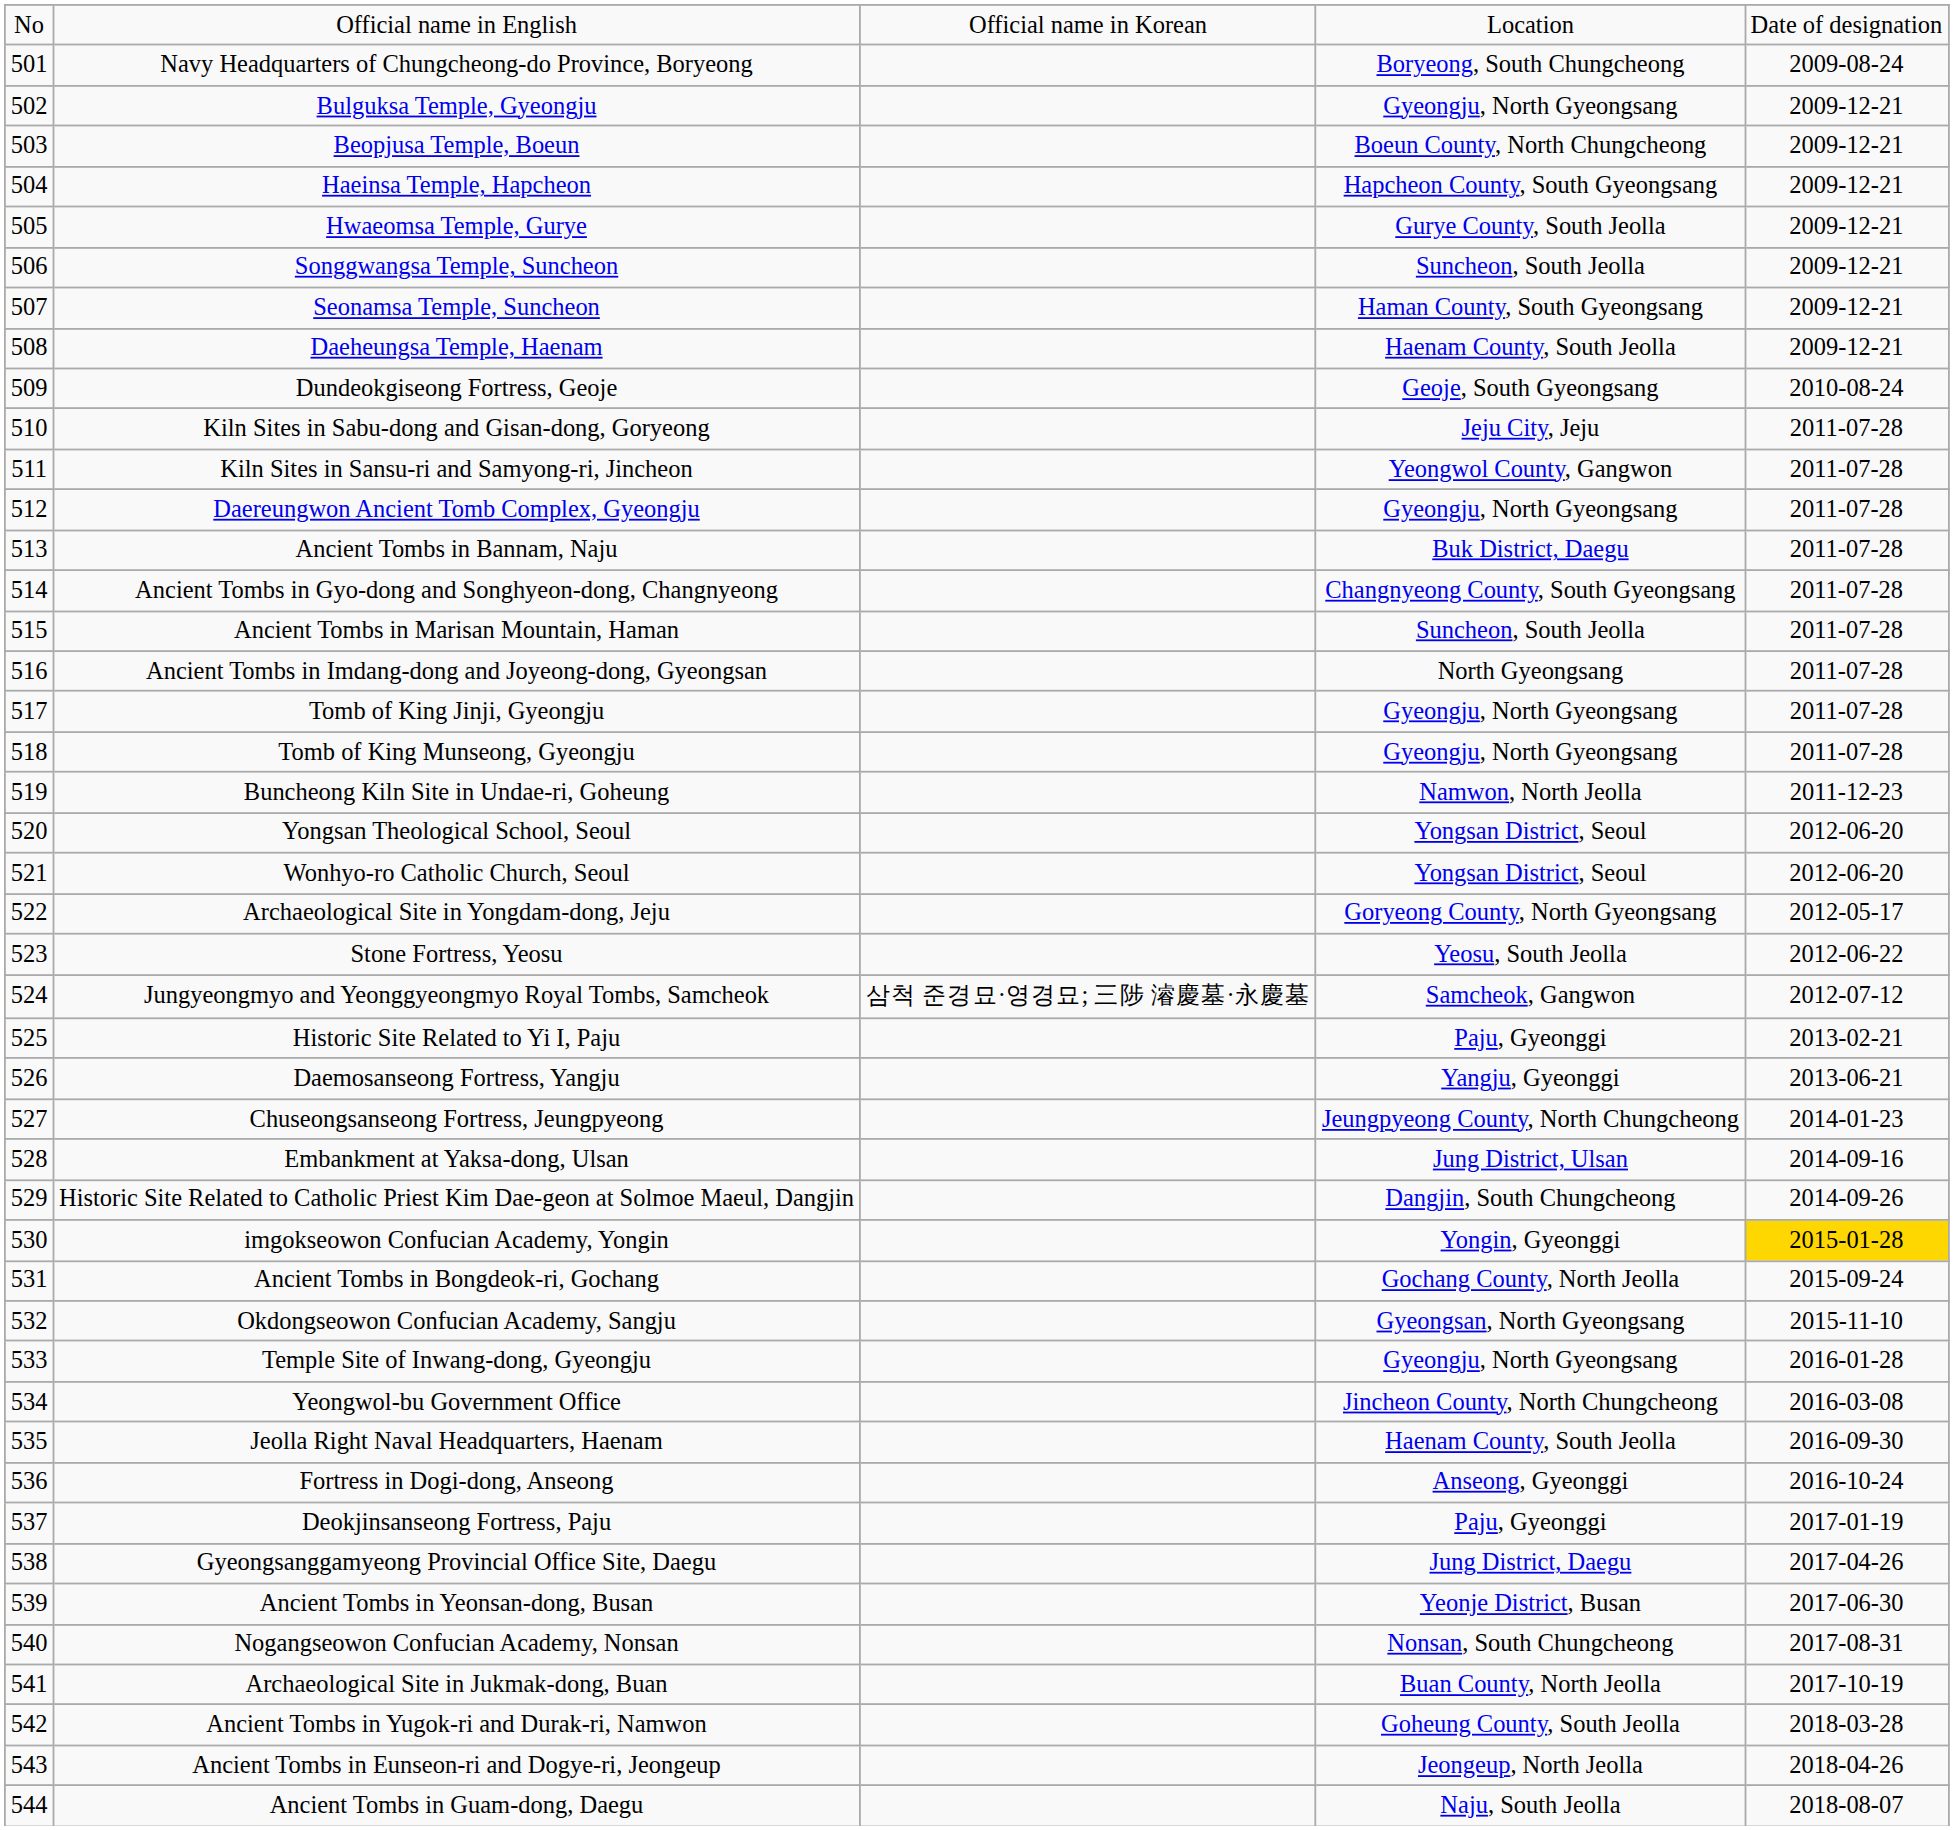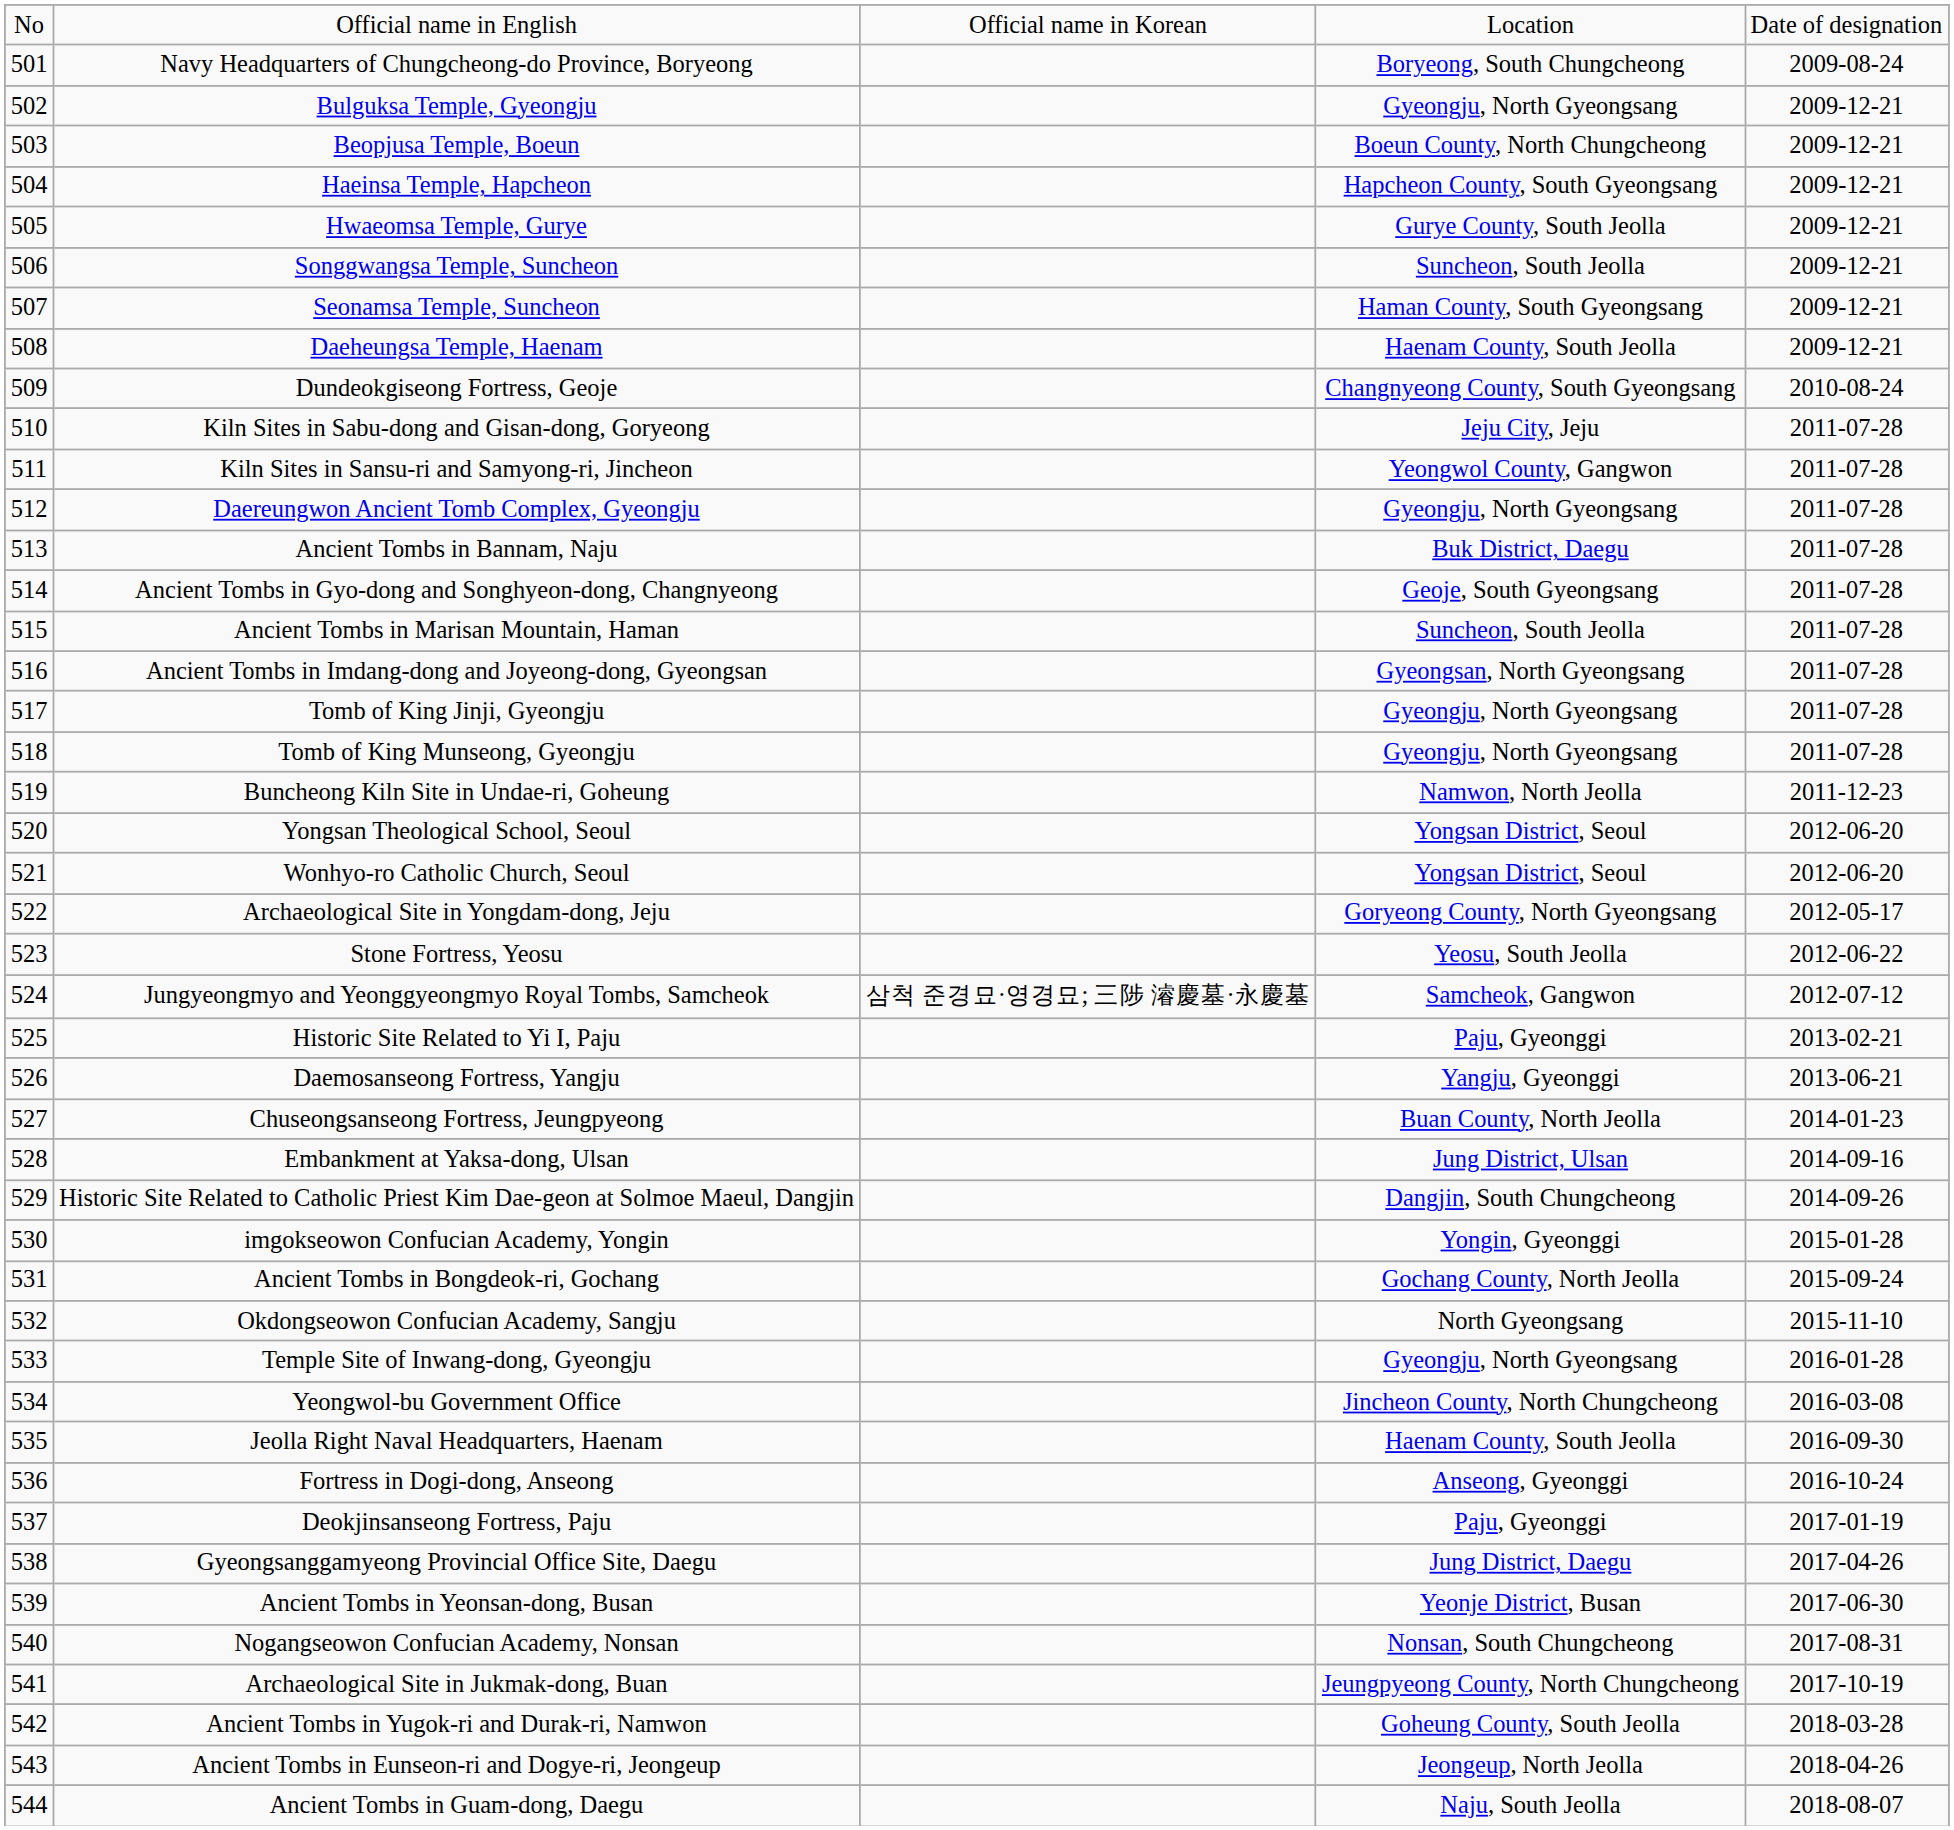(1530, 387) Geoje, South Gyeongsang -> (1530, 387) Changnyeong County, South Gyeongsang
(1530, 589) Changnyeong County, South Gyeongsang -> (1530, 589) Geoje, South Gyeongsang
(1530, 670) North Gyeongsang -> (1530, 670) Gyeongsan, North Gyeongsang
(1530, 1118) Jeungpyeong County, North Chungcheong -> (1530, 1118) Buan County, North Jeolla
(1846, 1239) gold background -> (1846, 1239) no background
(1530, 1320) Gyeongsan, North Gyeongsang -> (1530, 1320) North Gyeongsang
(1530, 1683) Buan County, North Jeolla -> (1530, 1683) Jeungpyeong County, North Chungcheong
